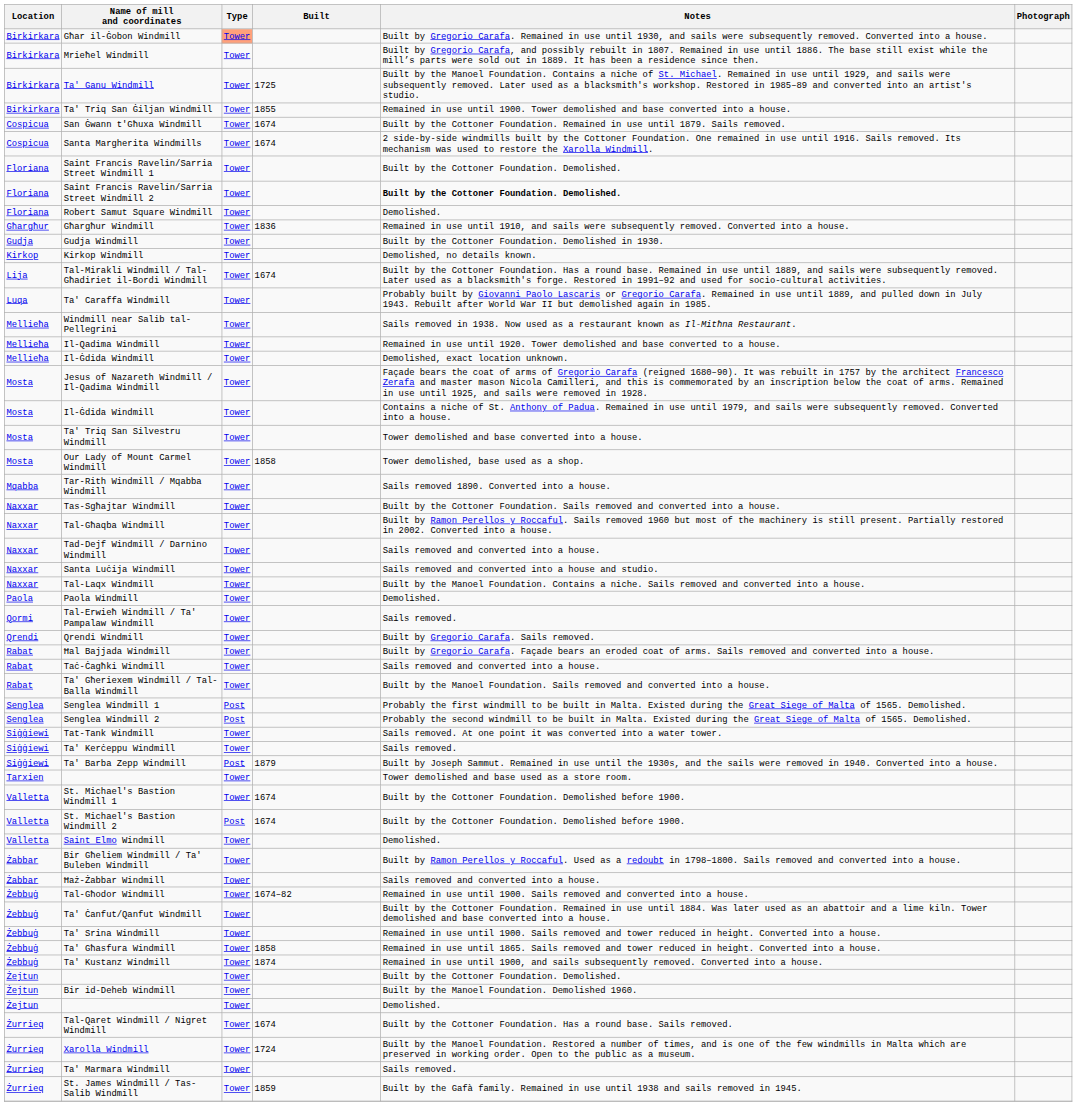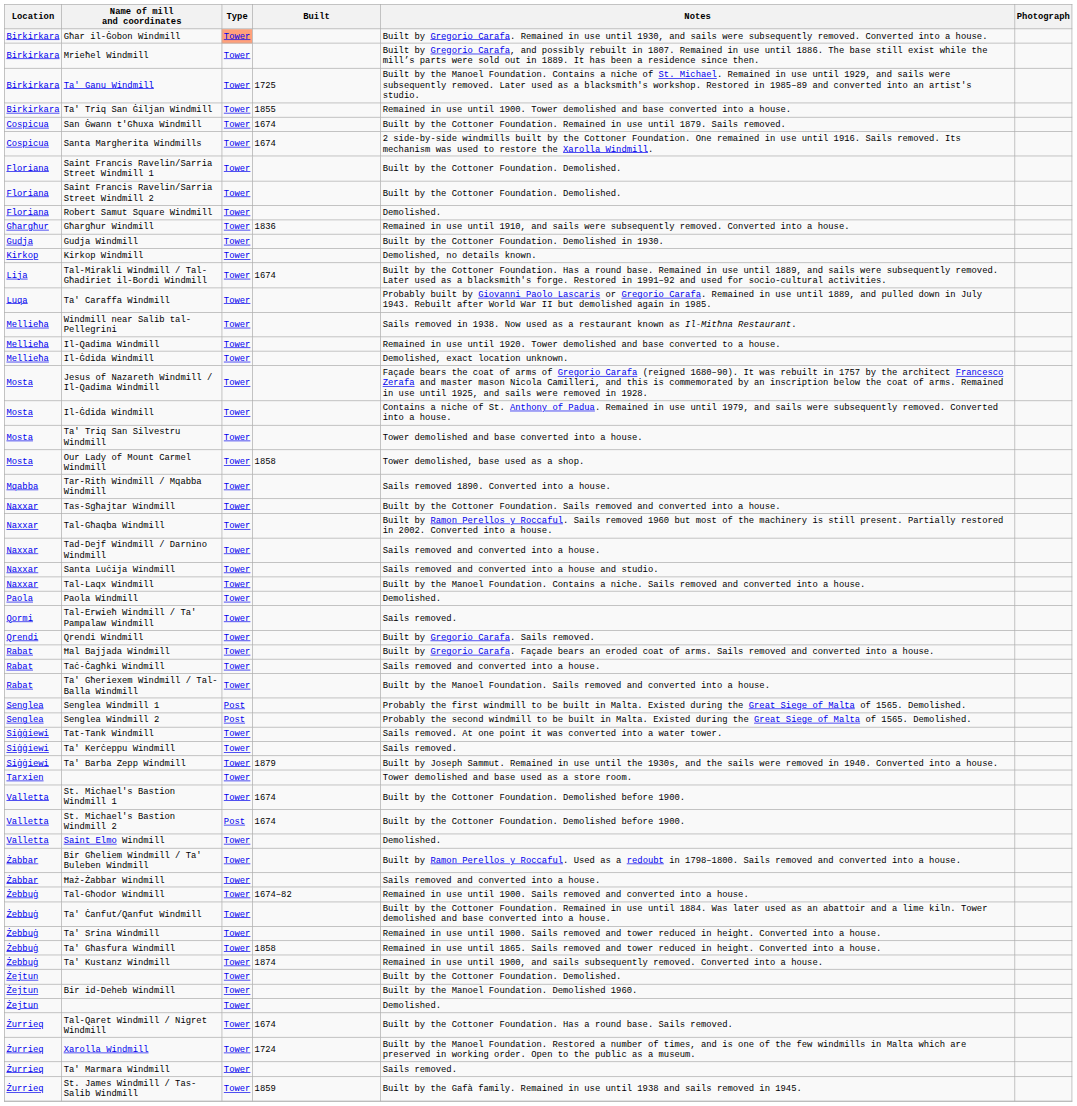(502, 193) bold -> (502, 193) normal
(234, 763) Post -> (237, 763) Tower
